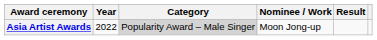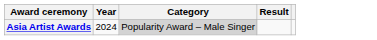- column: (296, 12)
(106, 27) 2022 -> (106, 27) 2024
